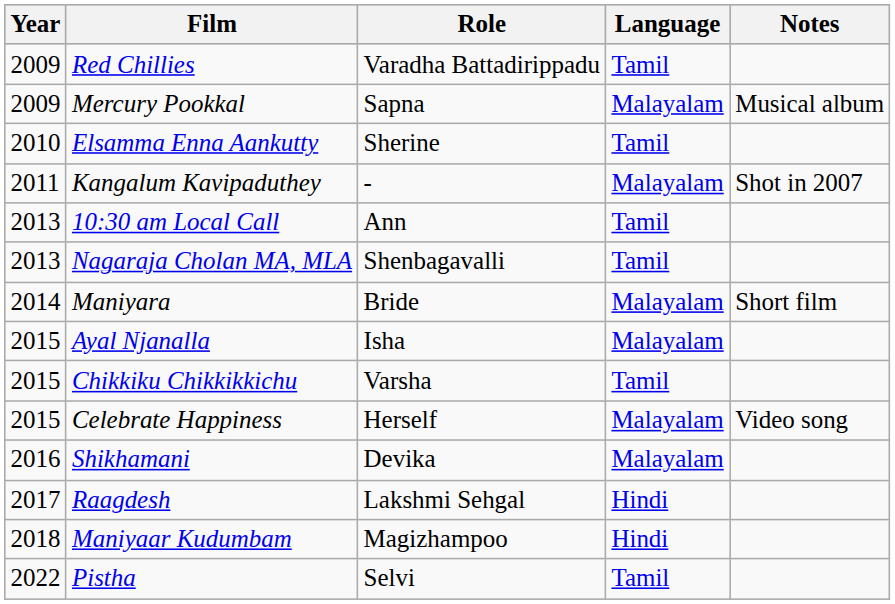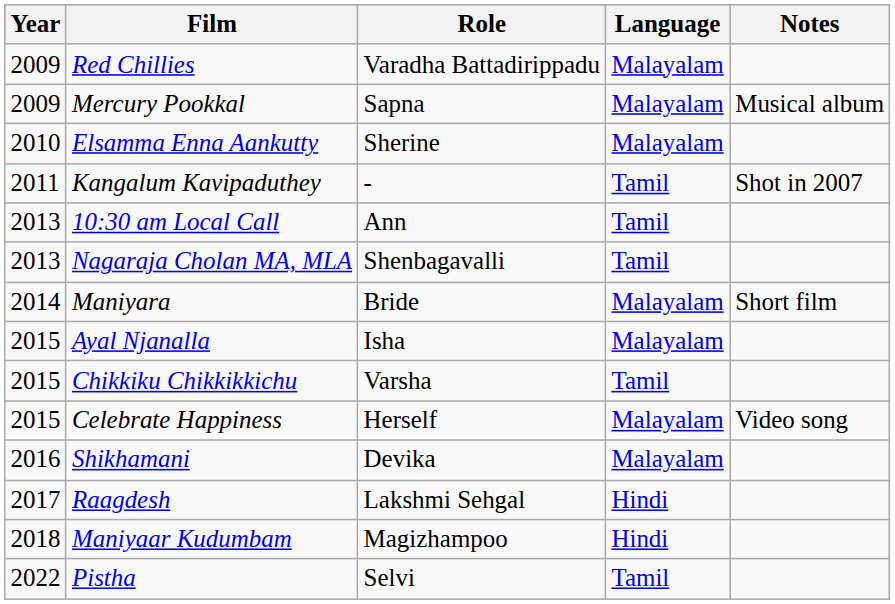(640, 63) Tamil -> (668, 63) Malayalam
(640, 143) Tamil -> (668, 143) Malayalam
(668, 182) Malayalam -> (640, 182) Tamil
